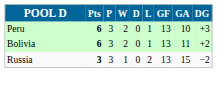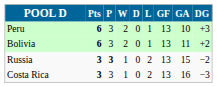(111, 59) normal -> (111, 59) bold
+ row: (28, 74)
